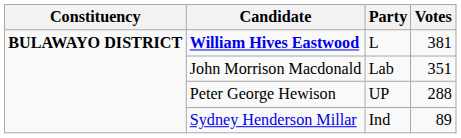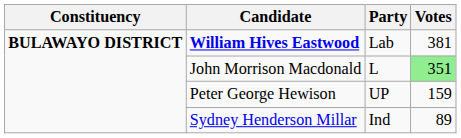(374, 42) L -> (381, 42) Lab
(381, 68) Lab -> (374, 68) L
(440, 68) no background -> (440, 68) lightgreen background
(440, 94) 288 -> (440, 94) 159
